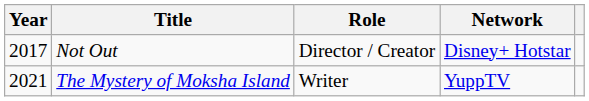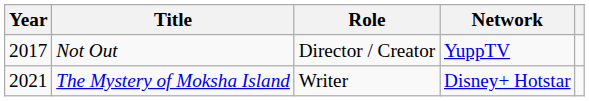(507, 50) Disney+ Hotstar -> (477, 50) YuppTV
(477, 80) YuppTV -> (507, 80) Disney+ Hotstar
